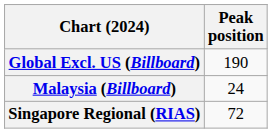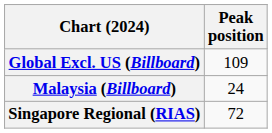(236, 62) 190 -> (236, 62) 109
